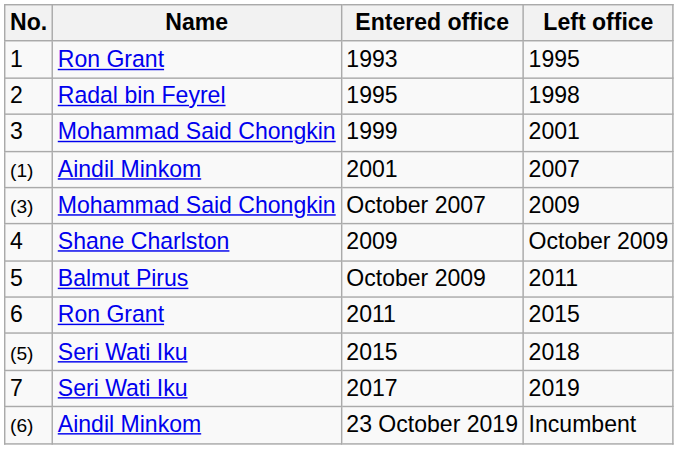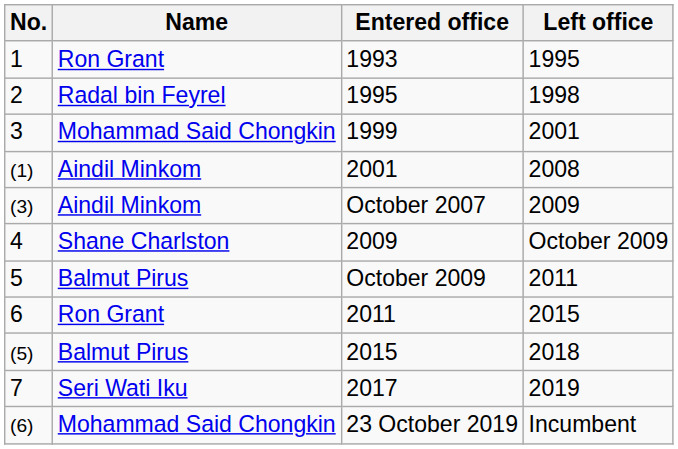(554, 168) 2007 -> (554, 168) 2008
(197, 205) Mohammad Said Chongkin -> (129, 205) Aindil Minkom
(123, 351) Seri Wati Iku -> (123, 351) Balmut Pirus
(129, 424) Aindil Minkom -> (197, 424) Mohammad Said Chongkin
